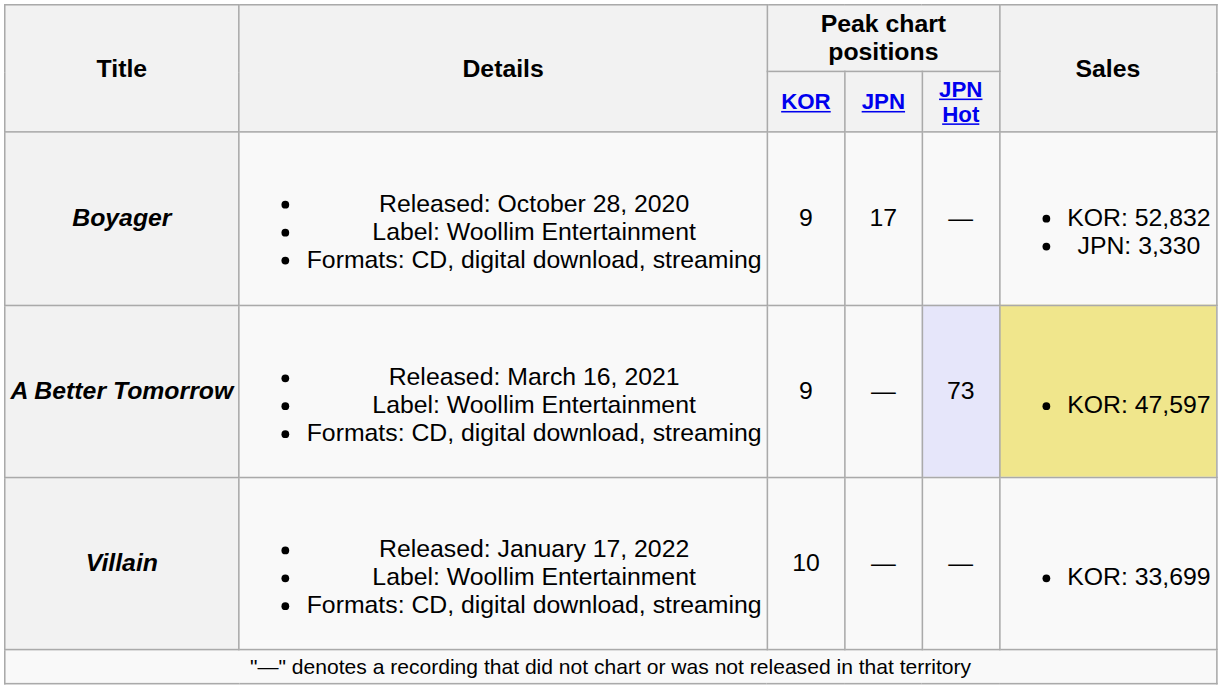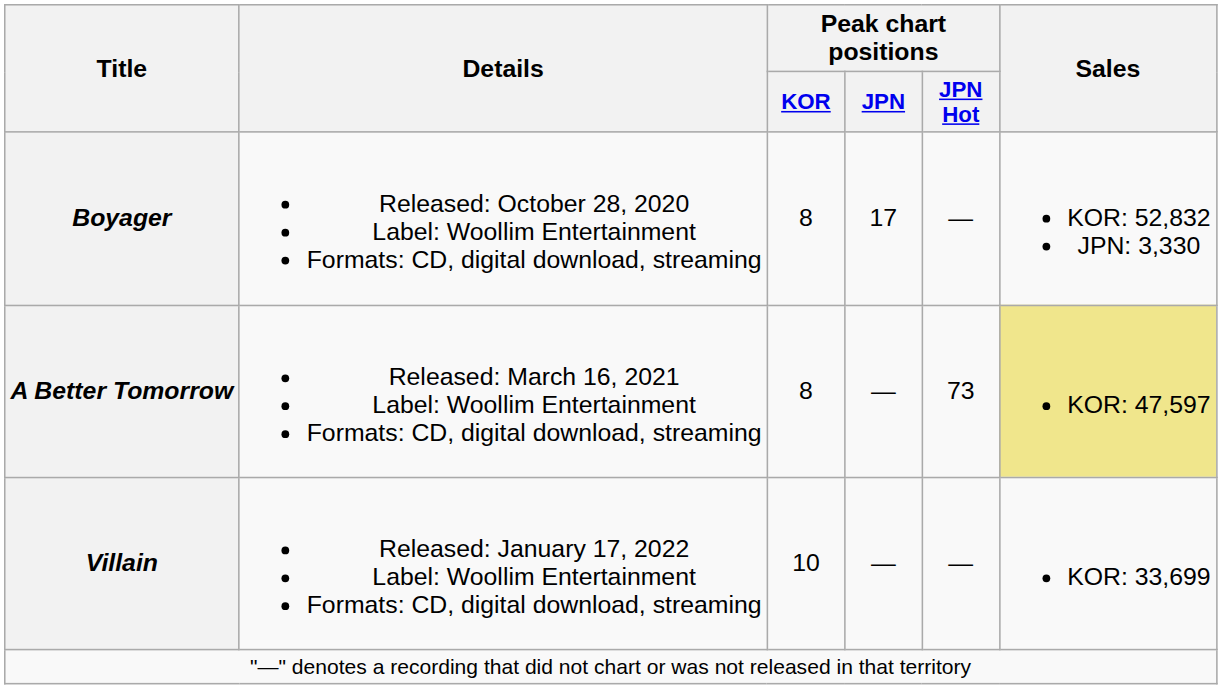(806, 218) 9 -> (806, 218) 8
(806, 390) 9 -> (806, 390) 8
(961, 390) lavender background -> (961, 390) no background
